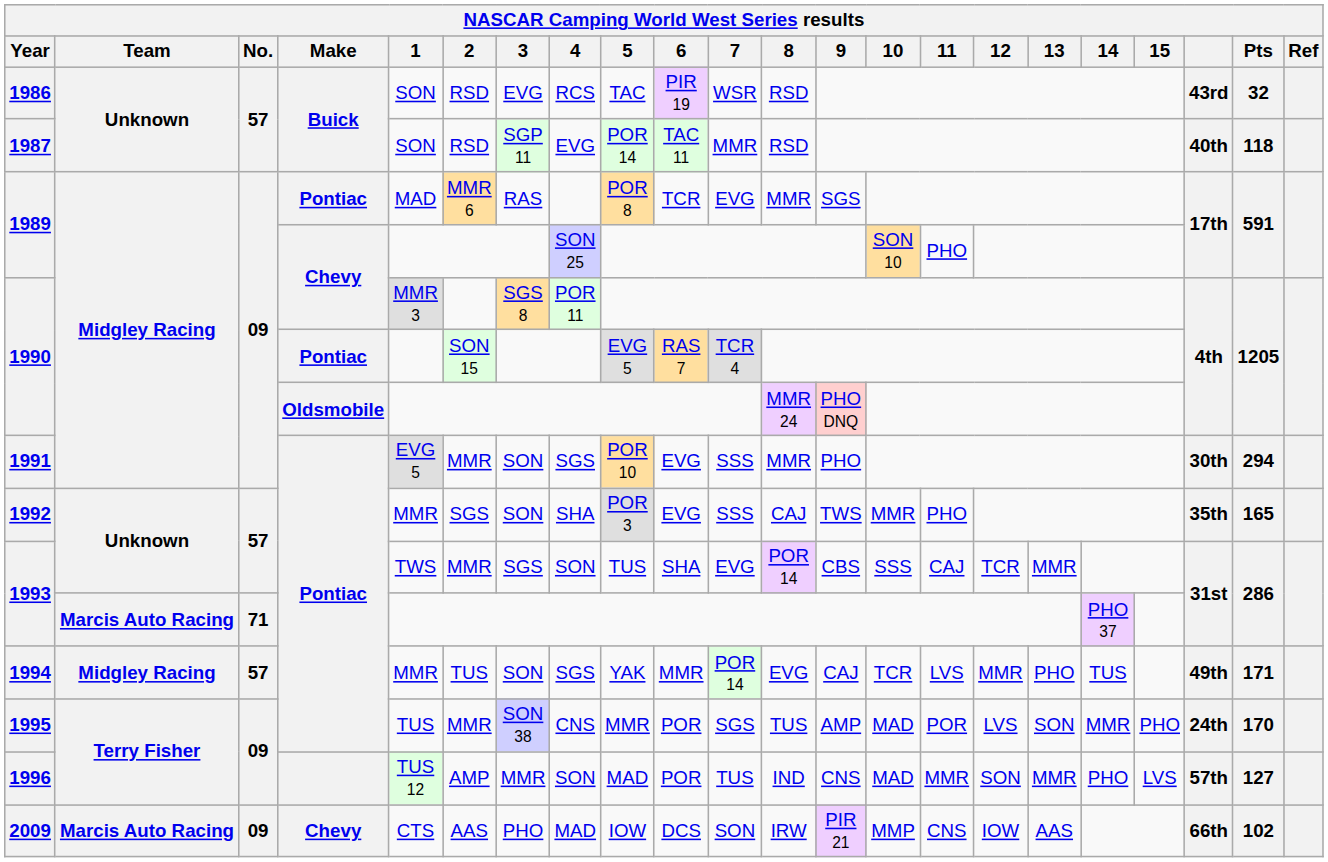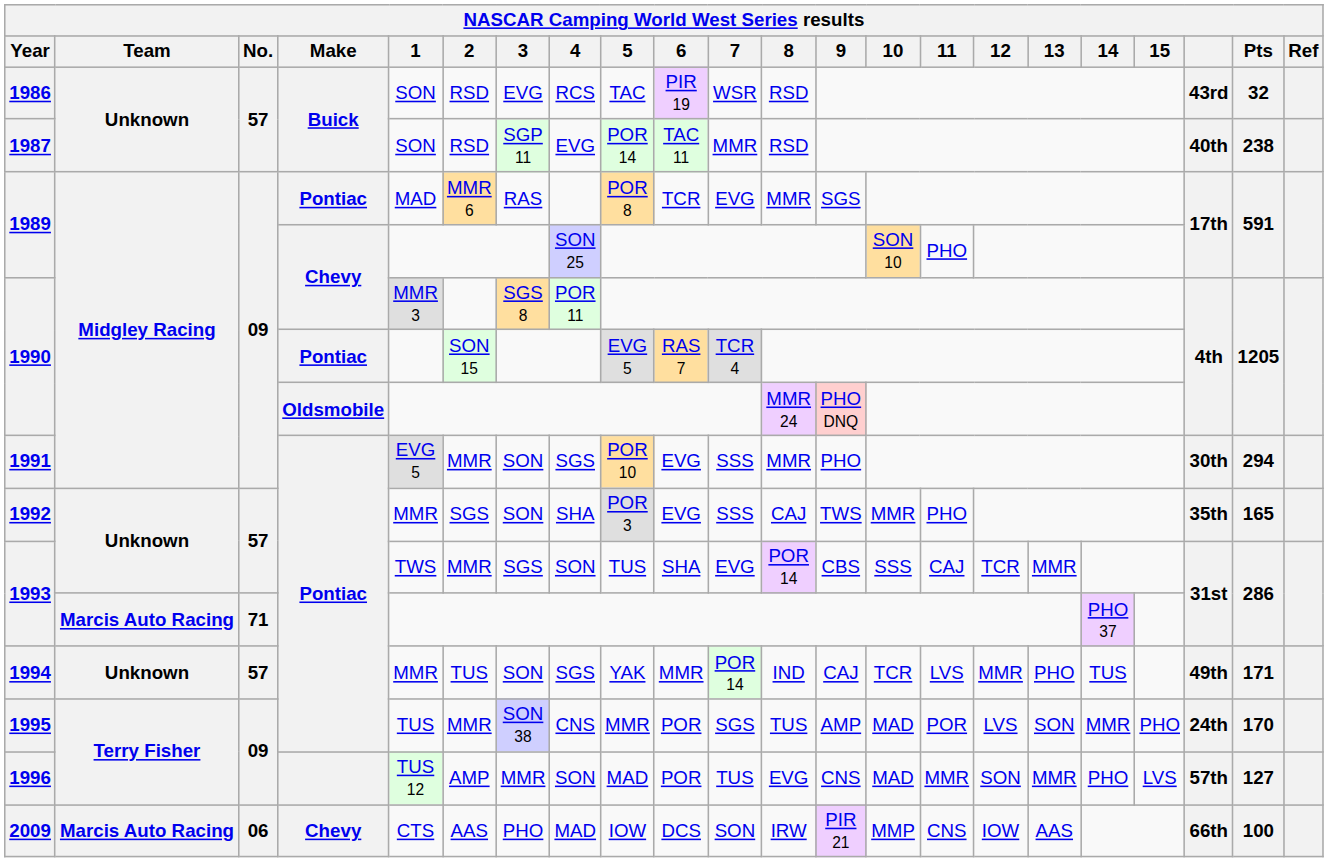(1258, 146) 118 -> (1258, 146) 238
(147, 673) Midgley Racing -> (147, 673) Unknown
(789, 673) EVG -> (789, 673) IND
(789, 778) IND -> (789, 778) EVG
(258, 831) 09 -> (258, 831) 06
(1258, 831) 102 -> (1258, 831) 100
